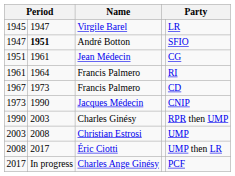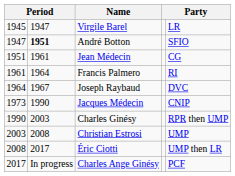+ row: (16, 88)
- row: (16, 88)
